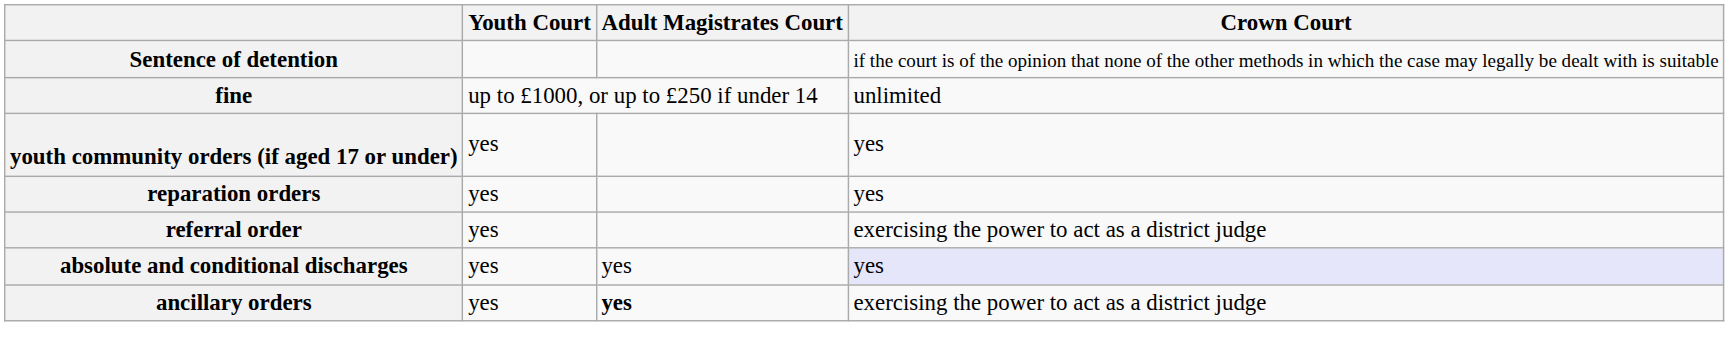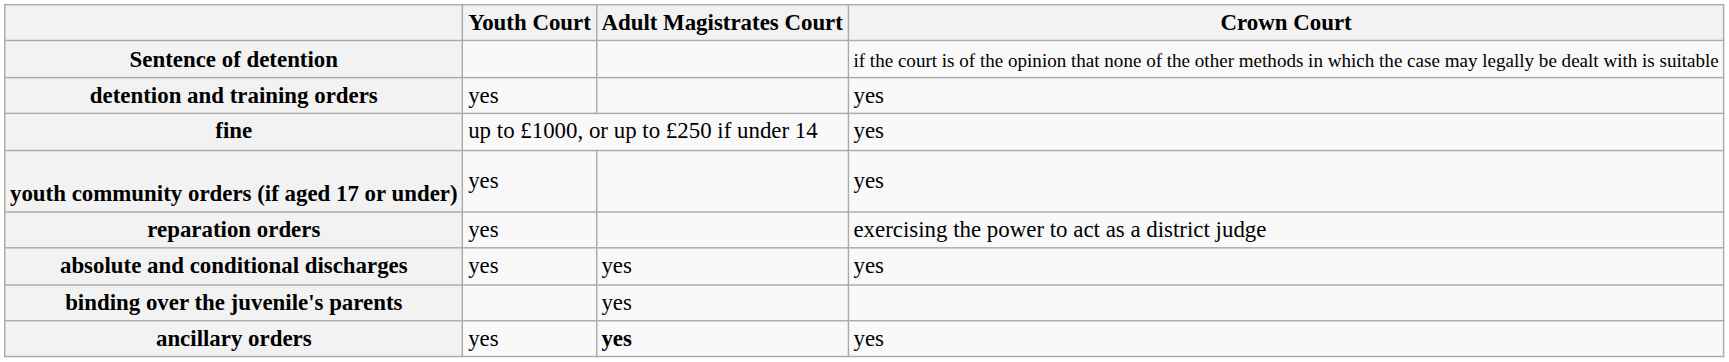+ row: (234, 95)
(897, 95) unlimited -> (869, 131) yes
(869, 193) yes -> (1060, 229) exercising the power to act as a district judge
- row: (234, 229)
(869, 266) lavender background -> (869, 266) no background
+ row: (234, 302)
(1060, 302) exercising the power to act as a district judge -> (869, 338) yes
